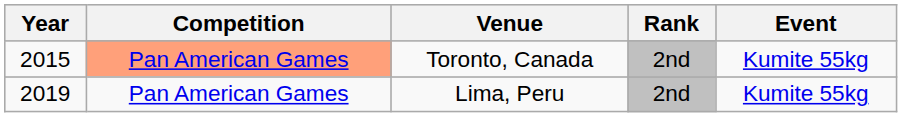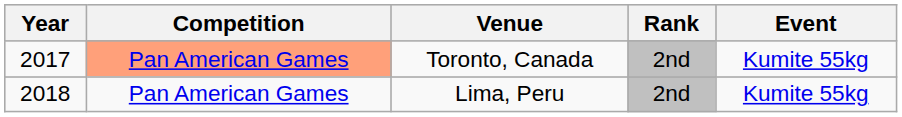(45, 59) 2015 -> (45, 59) 2017
(45, 94) 2019 -> (45, 94) 2018
